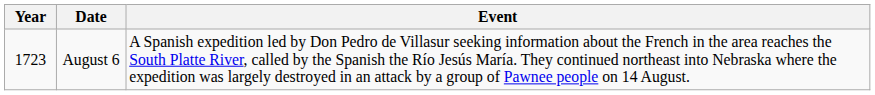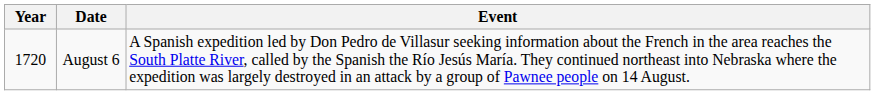(30, 59) 1723 -> (30, 59) 1720
